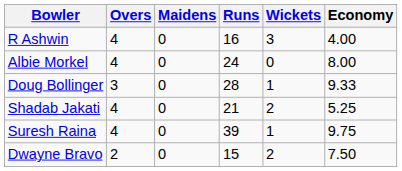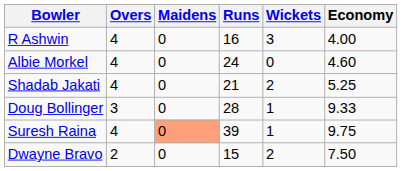(342, 62) 8.00 -> (342, 62) 4.60
rows swapped: (56, 85) <-> (54, 108)
(162, 131) no background -> (162, 131) lightsalmon background
